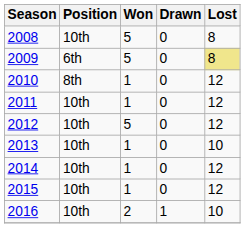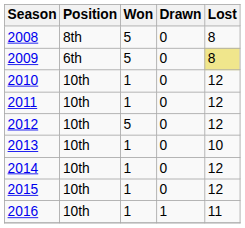(76, 37) 10th -> (72, 37) 8th
(72, 80) 8th -> (76, 80) 10th
(127, 211) 2 -> (127, 211) 1
(215, 211) 10 -> (215, 211) 11
